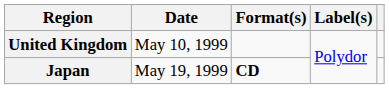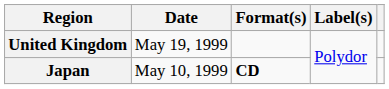(181, 44) May 10, 1999 -> (181, 44) May 19, 1999
(181, 70) May 19, 1999 -> (181, 70) May 10, 1999
